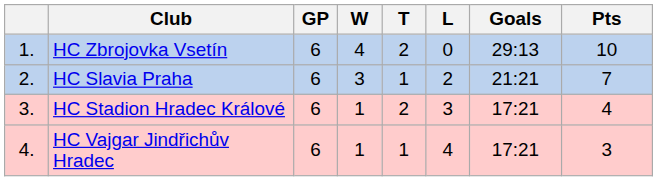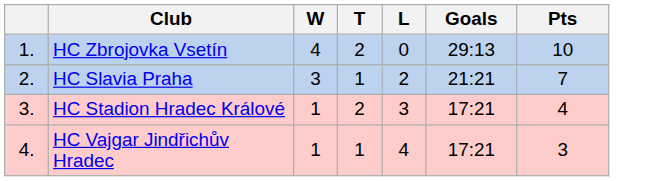- column: (315, 19)
